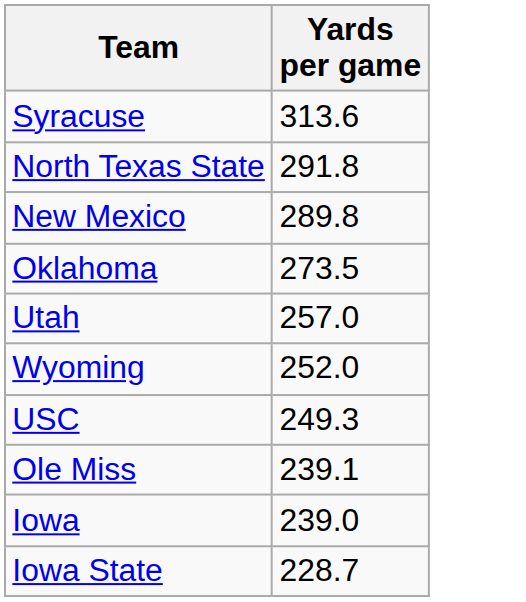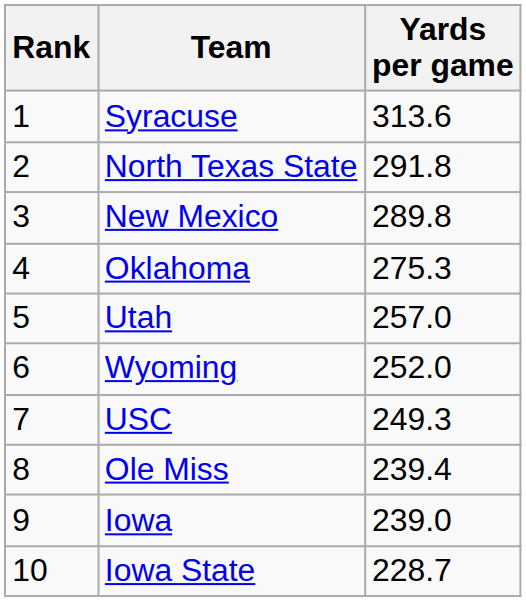+ column: (51, 47)
(319, 267) 273.5 -> (412, 267) 275.3
(319, 469) 239.1 -> (412, 469) 239.4
